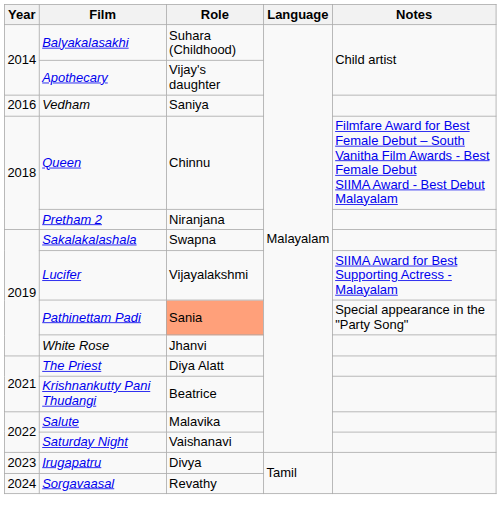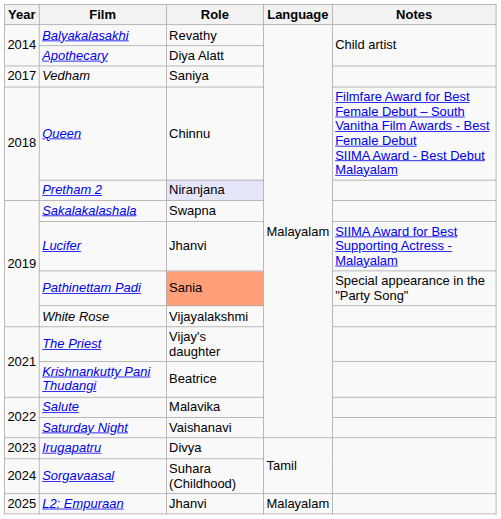(203, 42) Suhara (Childhood) -> (193, 35) Revathy
(195, 77) Vijay's daughter -> (196, 55) Diya Alatt
(22, 105) 2016 -> (22, 76) 2017
(197, 219) no background -> (197, 190) lavender background
(209, 275) Vijayalakshmi -> (188, 246) Jhanvi
(188, 345) Jhanvi -> (209, 316) Vijayalakshmi
(196, 366) Diya Alatt -> (195, 344) Vijay's daughter
(193, 483) Revathy -> (203, 476) Suhara (Childhood)
+ row: (83, 504)
